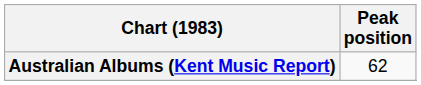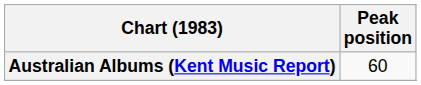(378, 66) 62 -> (378, 66) 60
